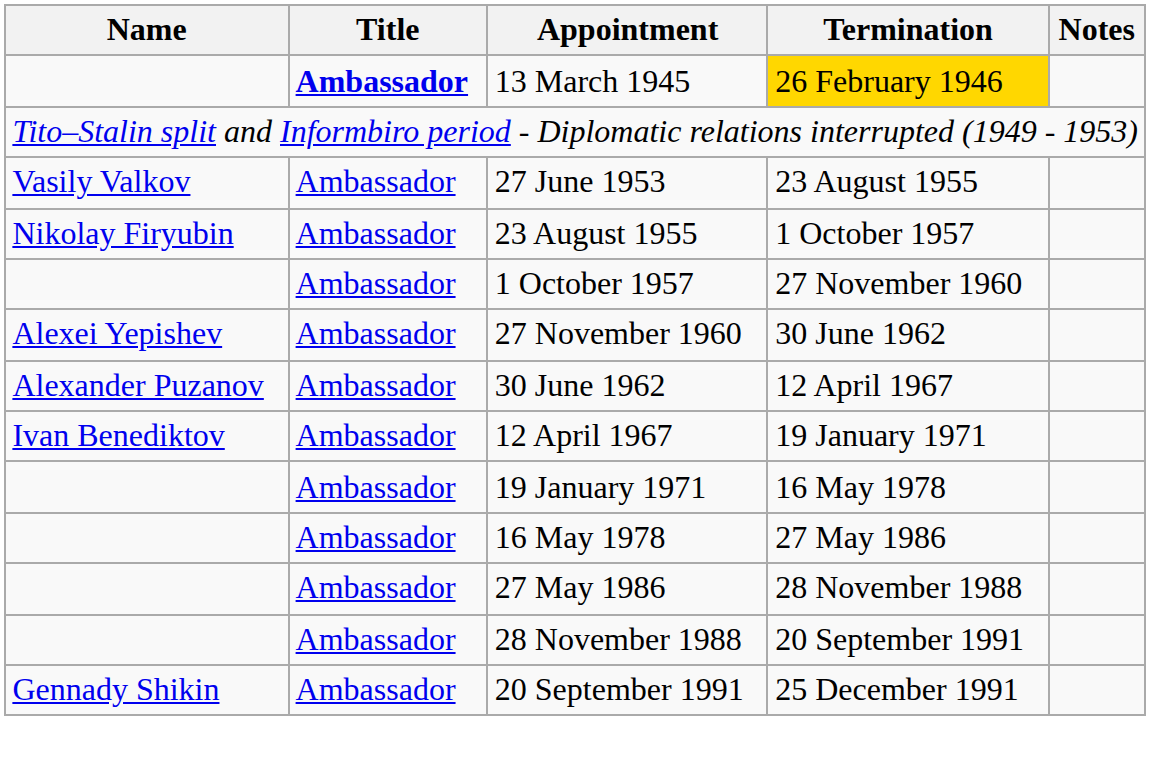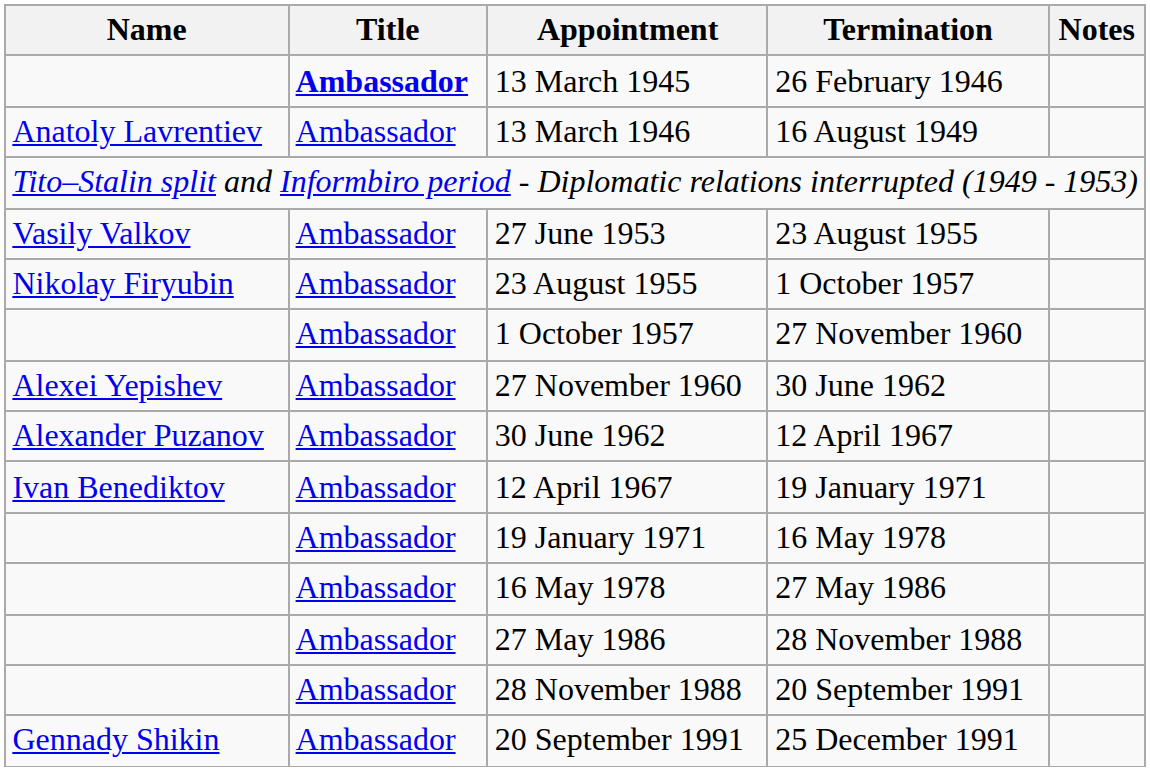(889, 80) gold background -> (889, 80) no background
+ row: (593, 131)
